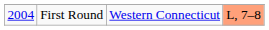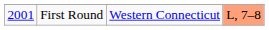(21, 15) 2004 -> (21, 15) 2001
